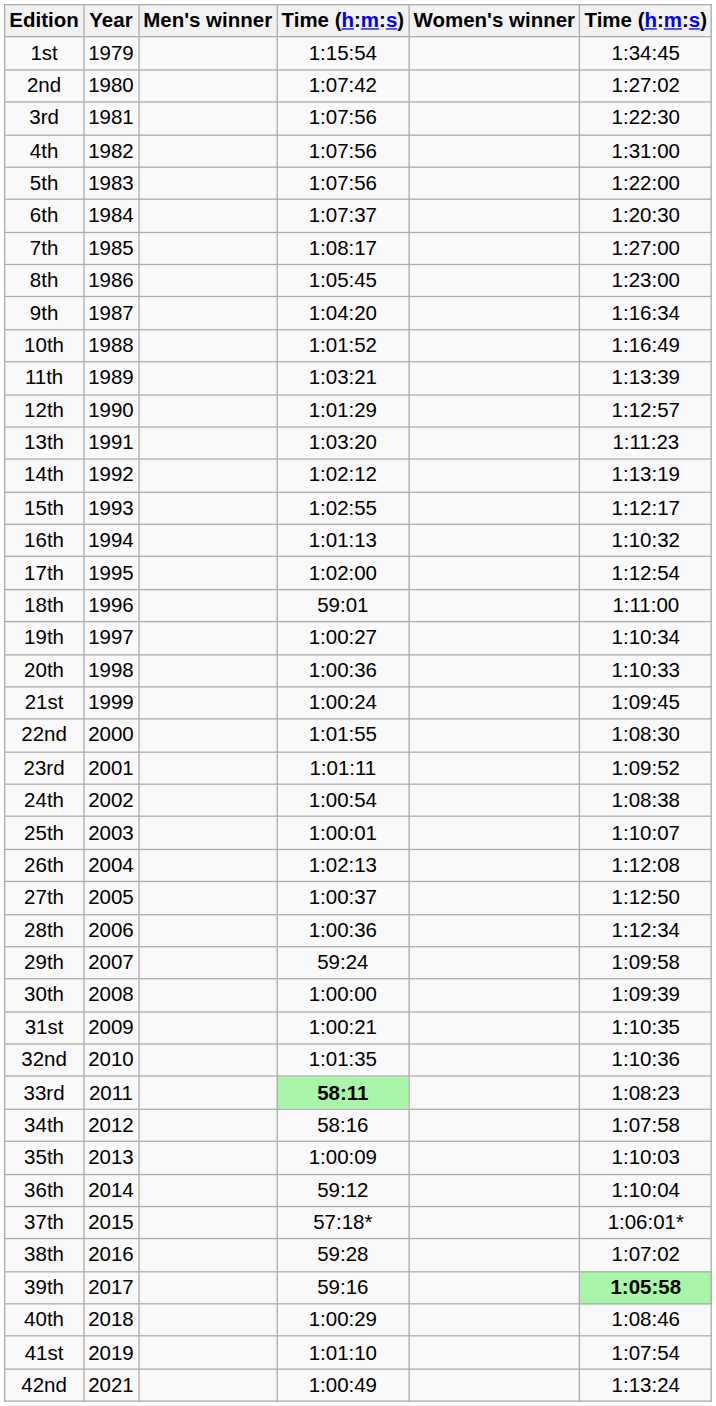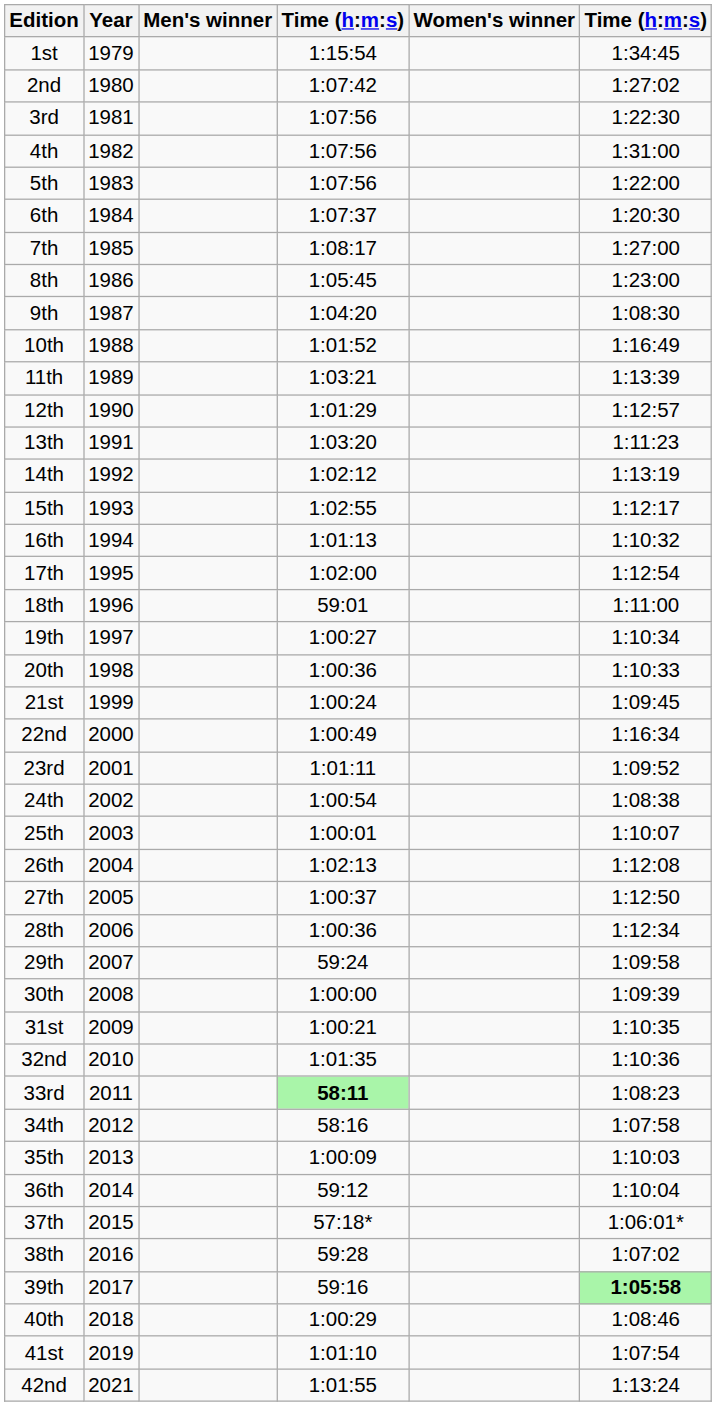(646, 313) 1:16:34 -> (646, 313) 1:08:30
(343, 735) 1:01:55 -> (343, 735) 1:00:49
(646, 735) 1:08:30 -> (646, 735) 1:16:34
(343, 1384) 1:00:49 -> (343, 1384) 1:01:55
